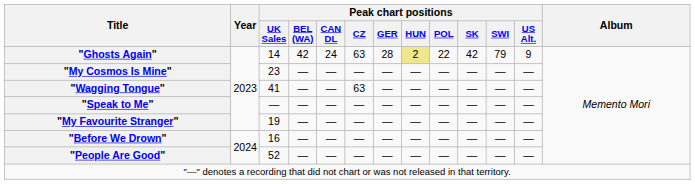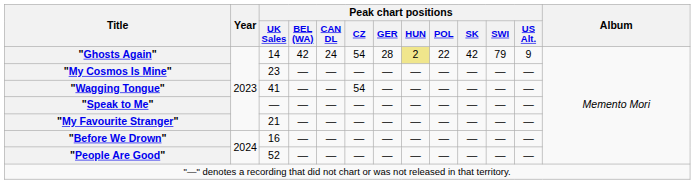(359, 55) 63 -> (359, 55) 54
(359, 88) 63 -> (359, 88) 54
(274, 122) 19 -> (274, 122) 21
